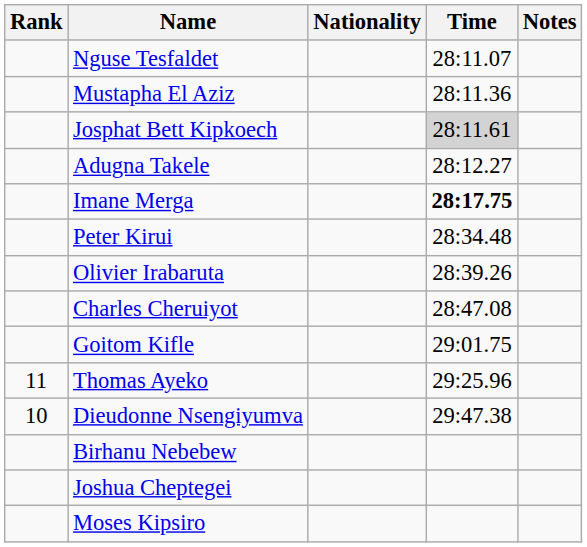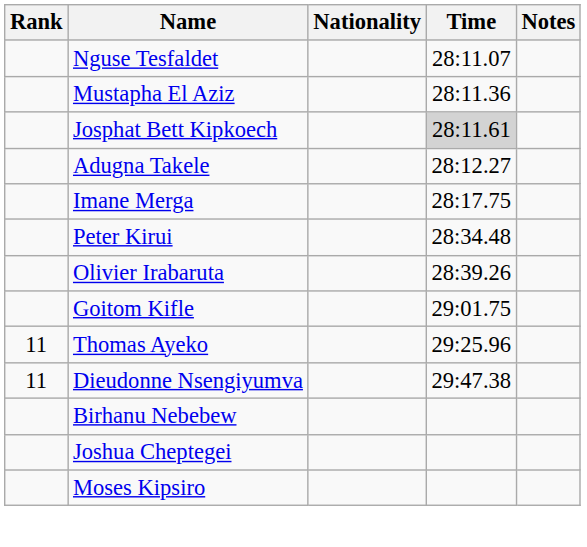(472, 201) bold -> (471, 201) normal
- row: (155, 308)
(36, 415) 10 -> (36, 380) 11
